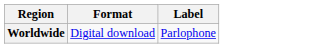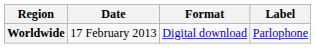+ column: (113, 14)
